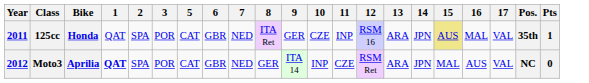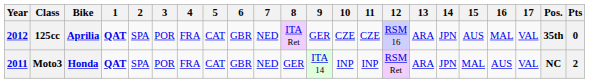+ column: (190, 12)
(17, 35) 2011 -> (17, 35) 2012
(83, 35) Honda -> (83, 35) Aprilia
(115, 35) normal -> (115, 35) bold
(344, 35) INP -> (370, 35) CZE
(448, 35) khaki background -> (473, 35) no background
(550, 35) 1 -> (575, 35) 0
(17, 64) 2012 -> (17, 64) 2011
(83, 64) Aprilia -> (83, 64) Honda
(344, 64) CZE -> (370, 64) INP
(550, 64) 0 -> (575, 64) 2
